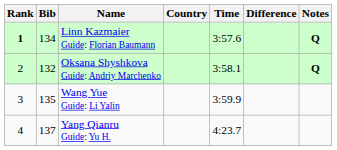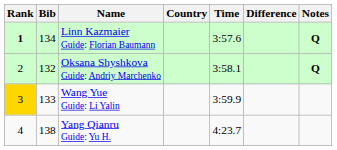(20, 99) no background -> (20, 99) gold background
(47, 99) 135 -> (47, 99) 133
(47, 130) 137 -> (47, 130) 138
